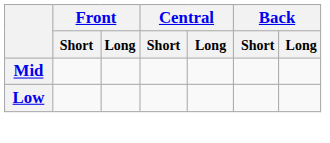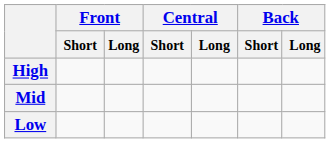+ row: (30, 71)
